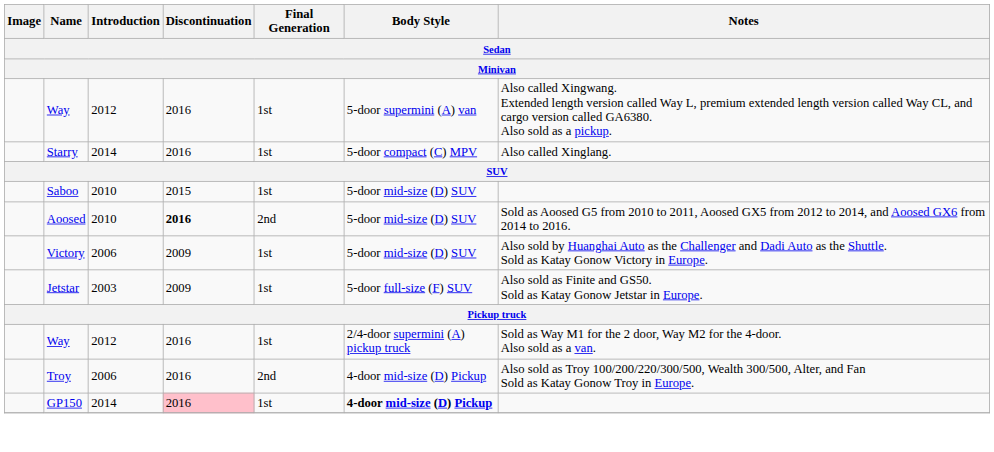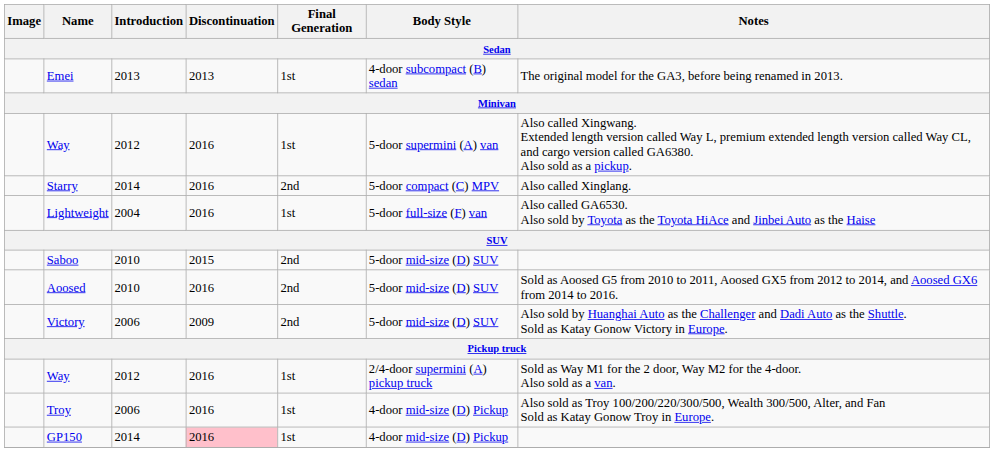+ row: (60, 75)
(265, 151) 1st -> (290, 185) 2nd
+ row: (78, 213)
(265, 191) 1st -> (290, 260) 2nd
(178, 218) bold -> (202, 287) normal
(265, 253) 1st -> (290, 321) 2nd
- row: (63, 287)
(267, 375) 2nd -> (288, 410) 1st
(420, 403) bold -> (439, 437) normal
